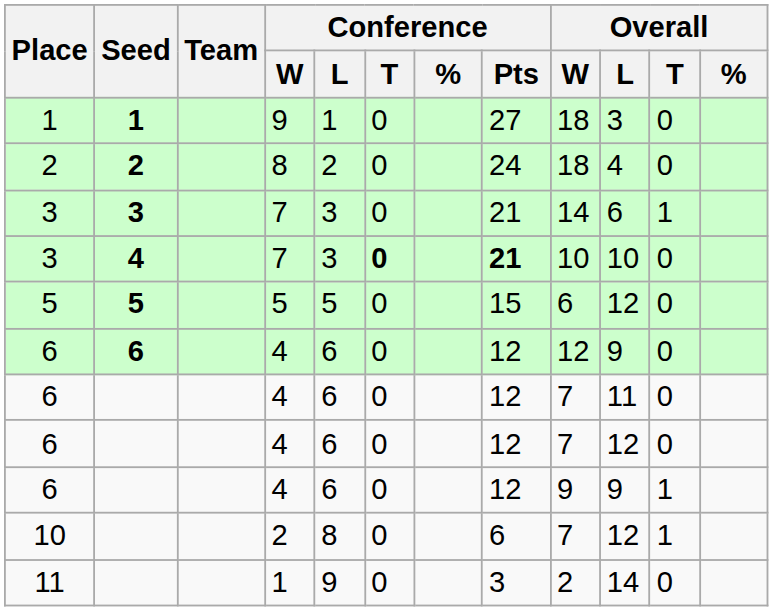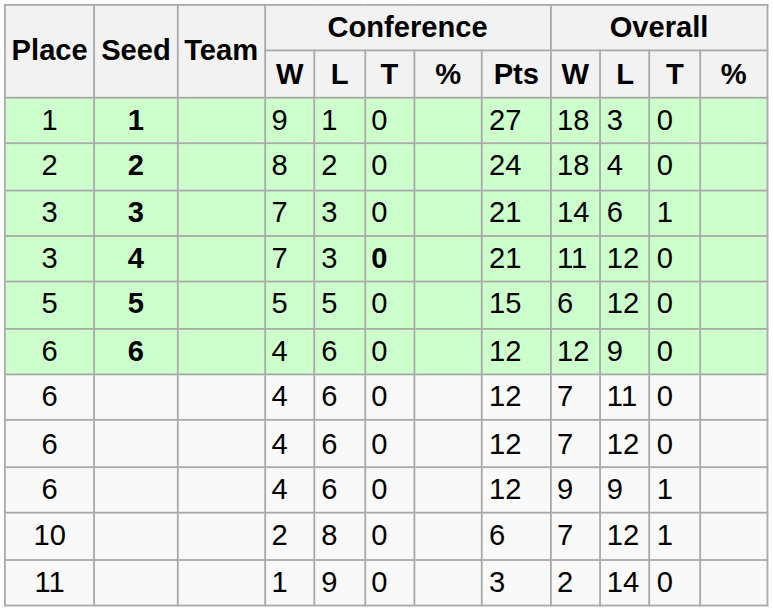(505, 258) bold -> (505, 258) normal
(573, 258) 10 -> (572, 258) 11
(623, 258) 10 -> (623, 258) 12
